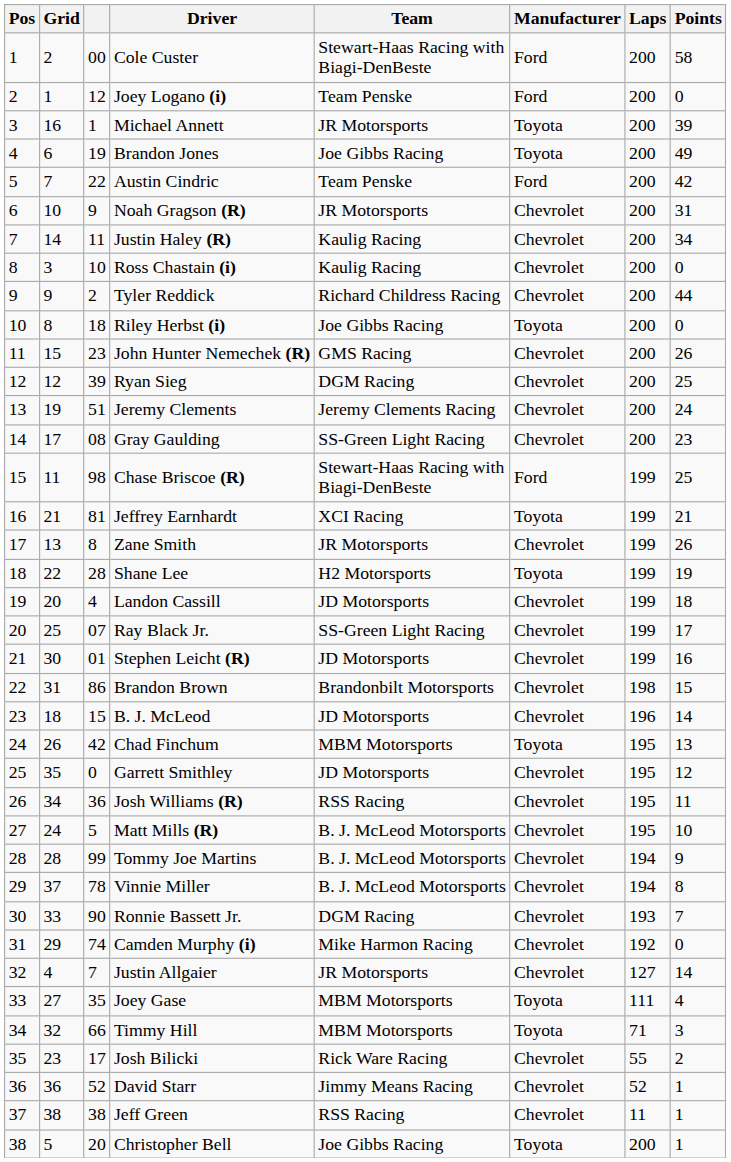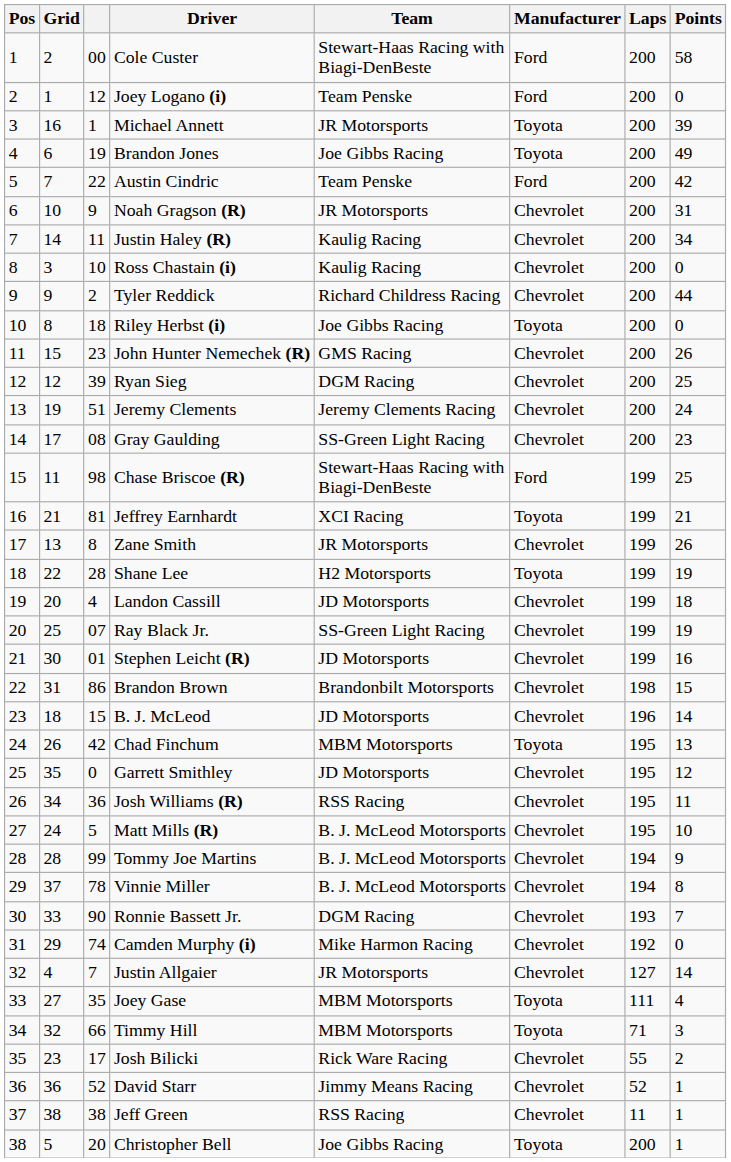(684, 629) 17 -> (684, 629) 19
